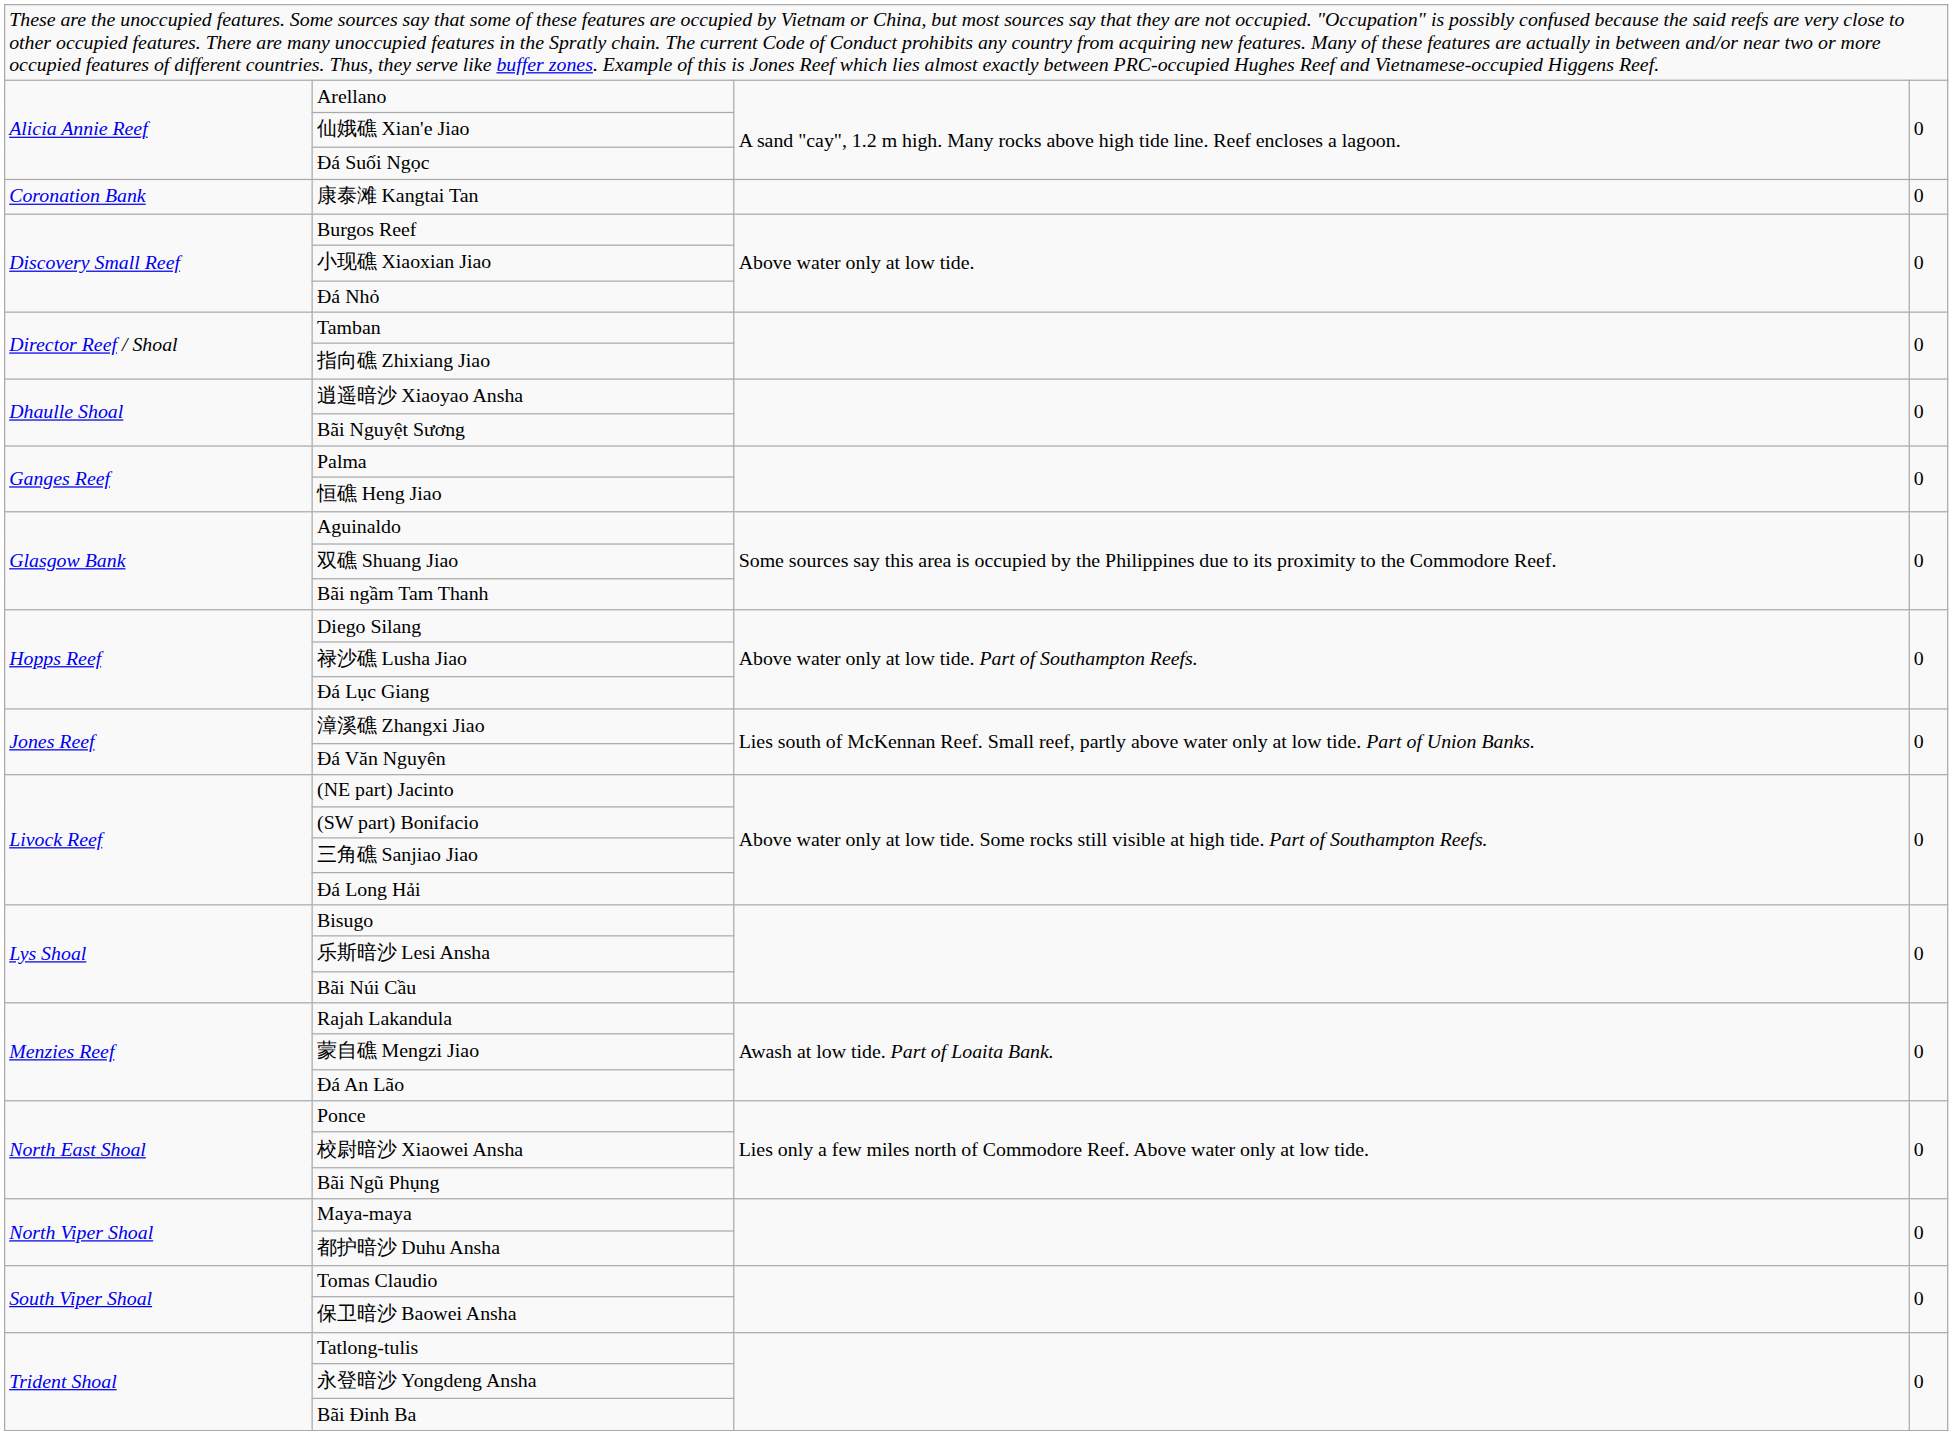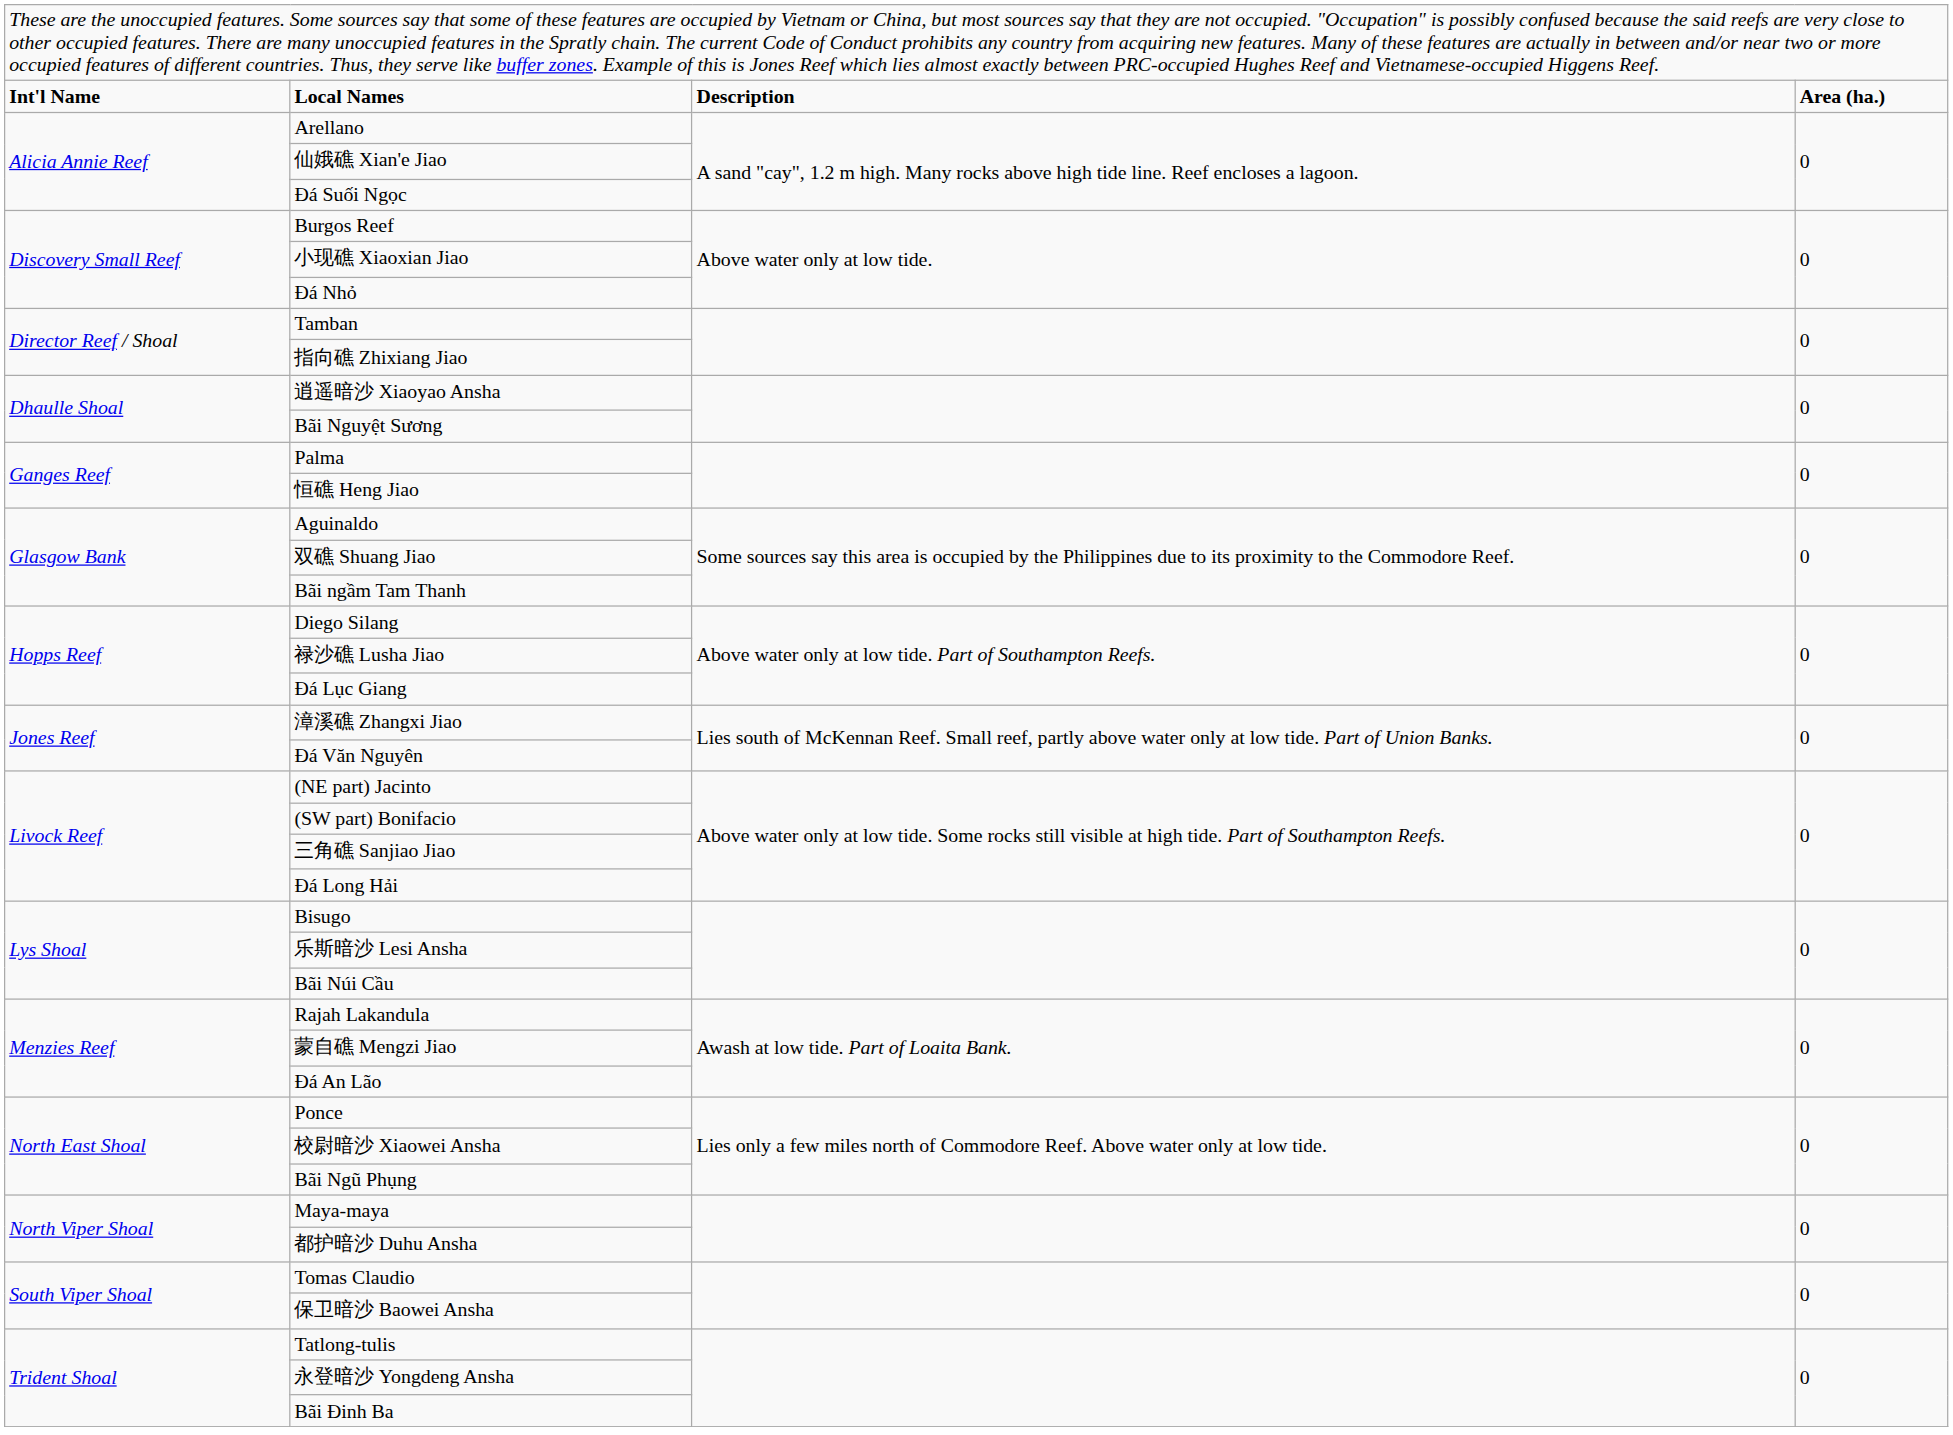+ row: (349, 96)
- row: (398, 195)
